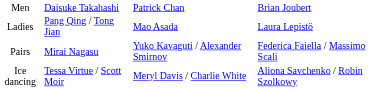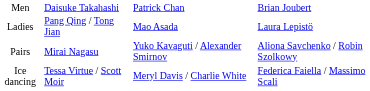(311, 51) Federica Faiella / Massimo Scali -> (310, 51) Aliona Savchenko / Robin Szolkowy
(310, 76) Aliona Savchenko / Robin Szolkowy -> (311, 76) Federica Faiella / Massimo Scali
